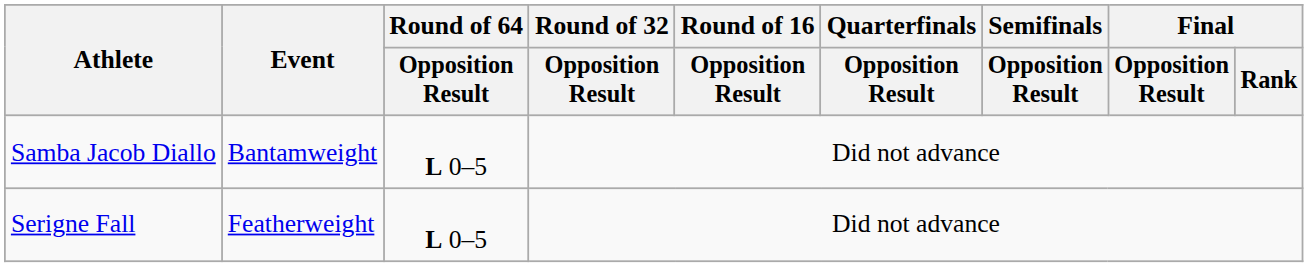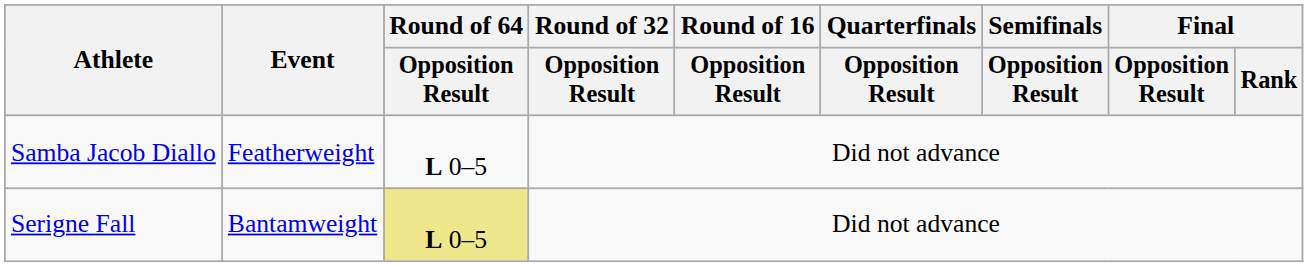(303, 151) Bantamweight -> (301, 151) Featherweight
(301, 224) Featherweight -> (303, 224) Bantamweight
(456, 239) no background -> (456, 239) khaki background
